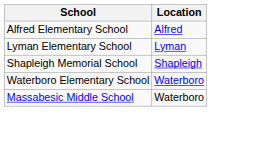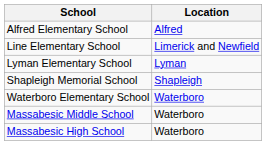+ row: (63, 47)
+ row: (65, 132)
